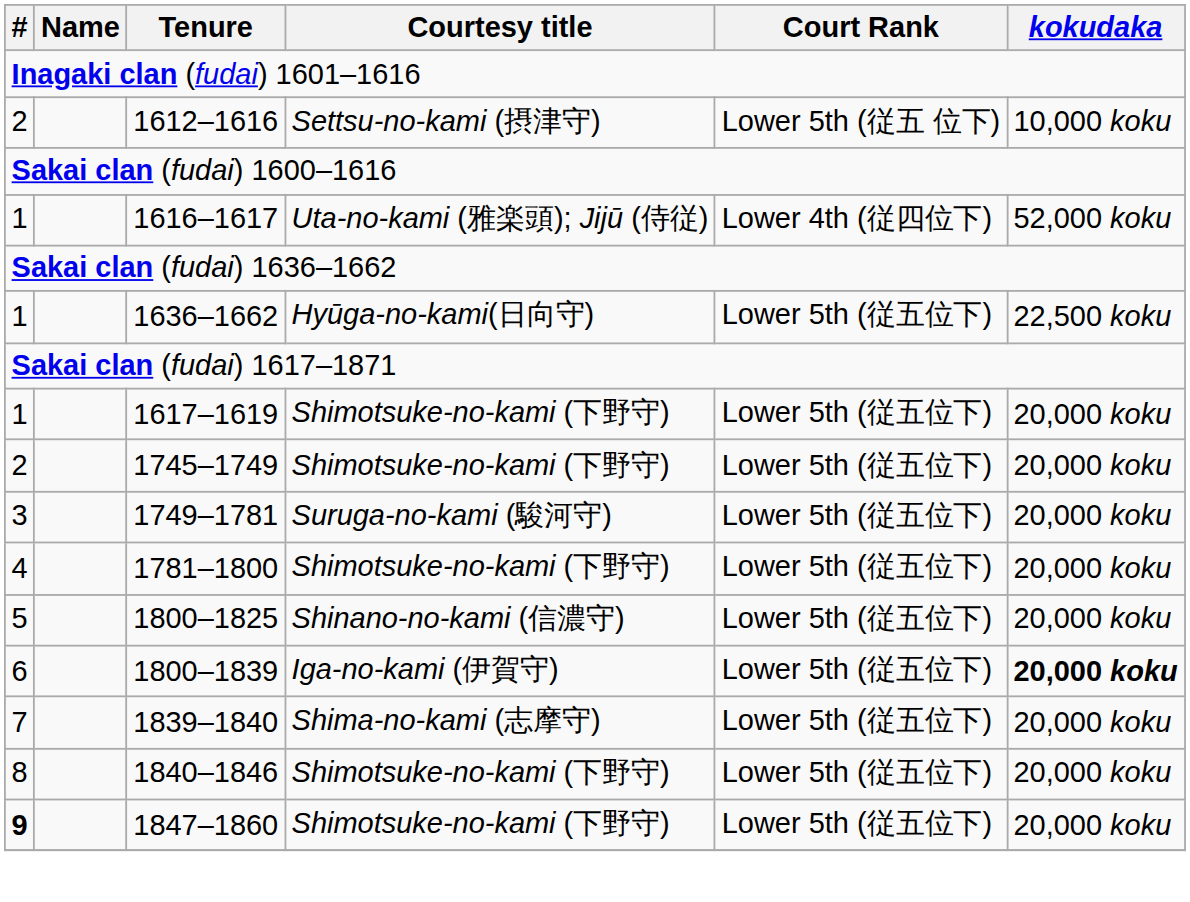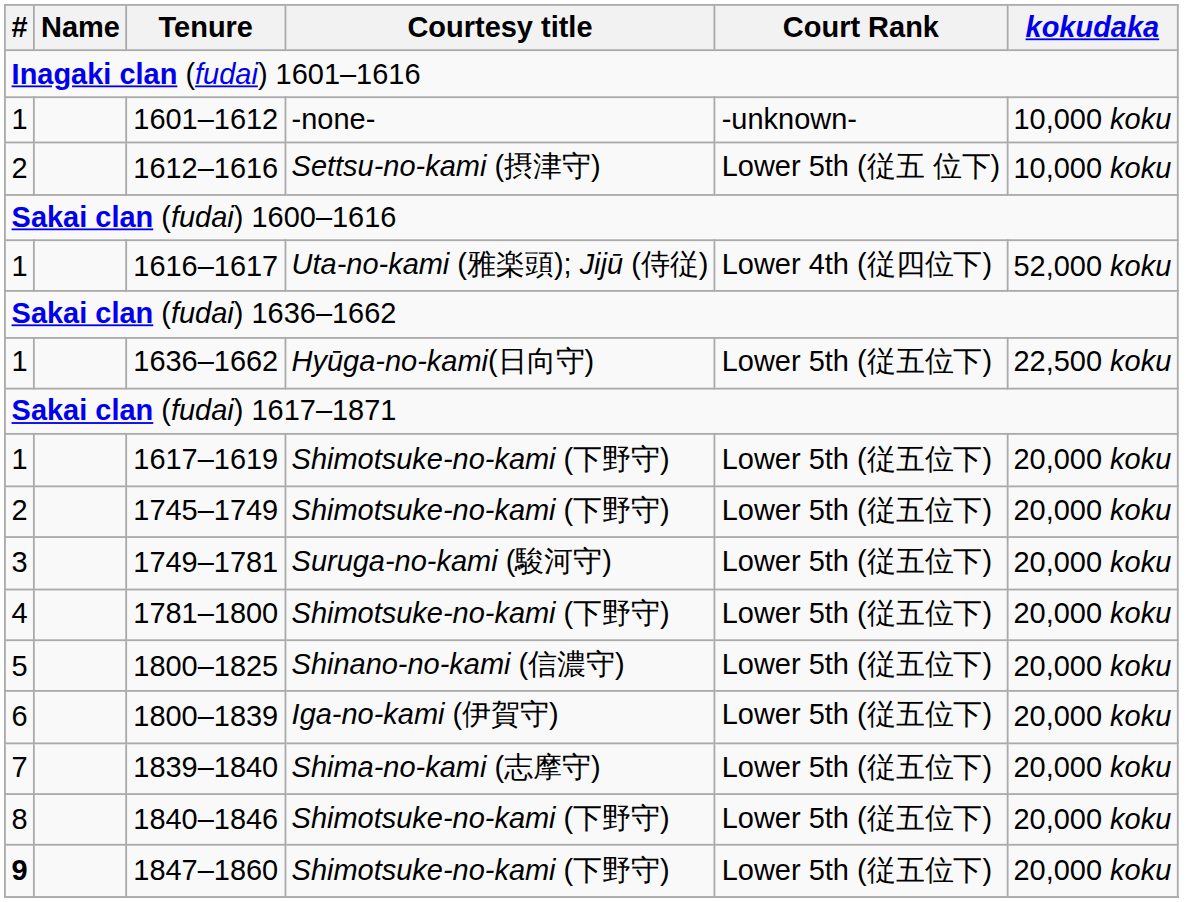+ row: (206, 119)
(1096, 670) bold -> (1092, 716) normal
